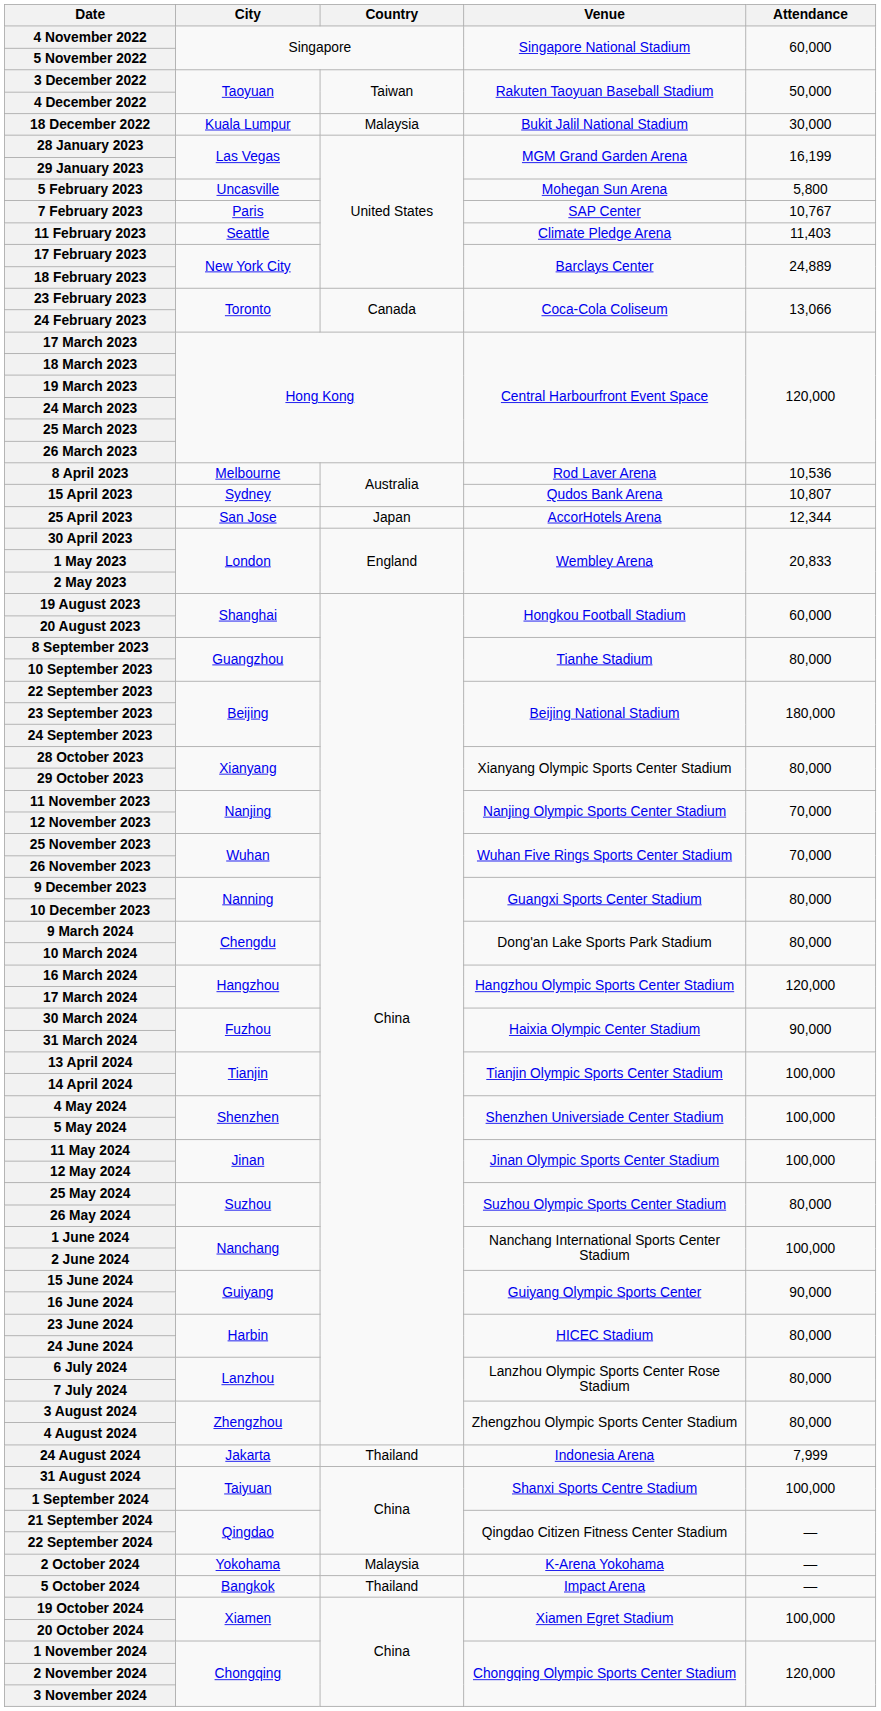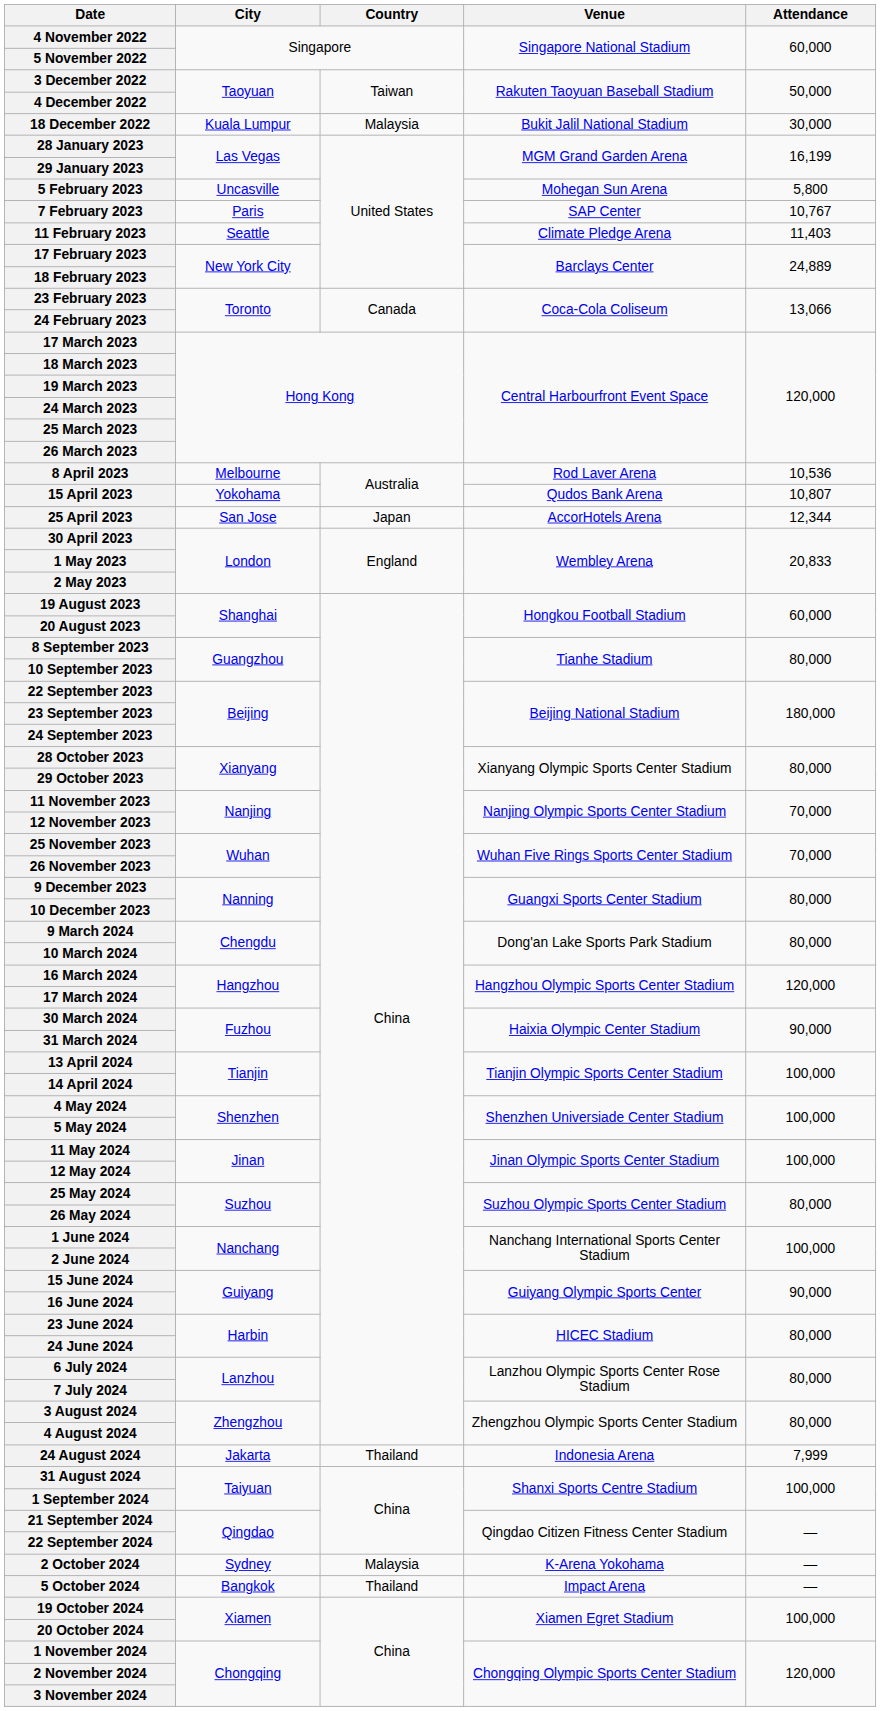(248, 495) Sydney -> (248, 495) Yokohama
(248, 1564) Yokohama -> (248, 1564) Sydney
